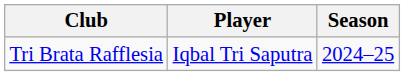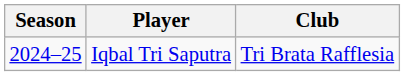columns swapped: (358, 20) <-> (86, 20)
